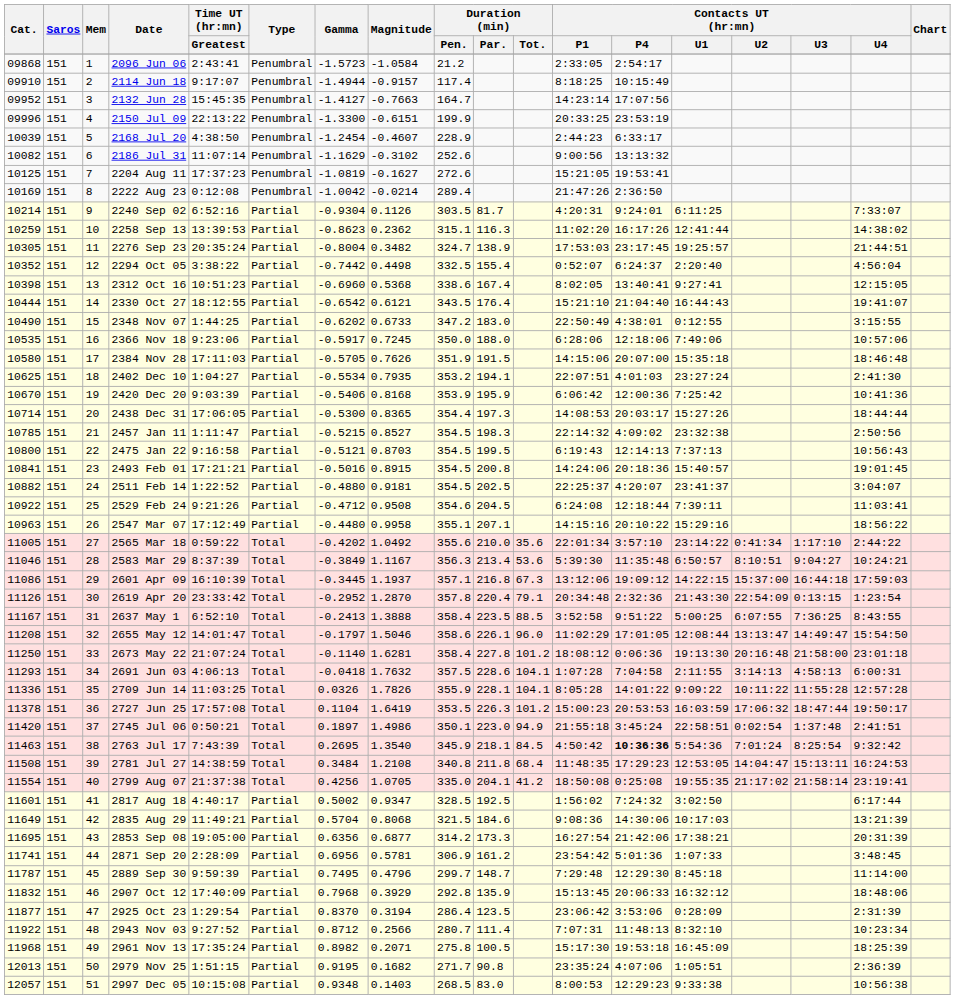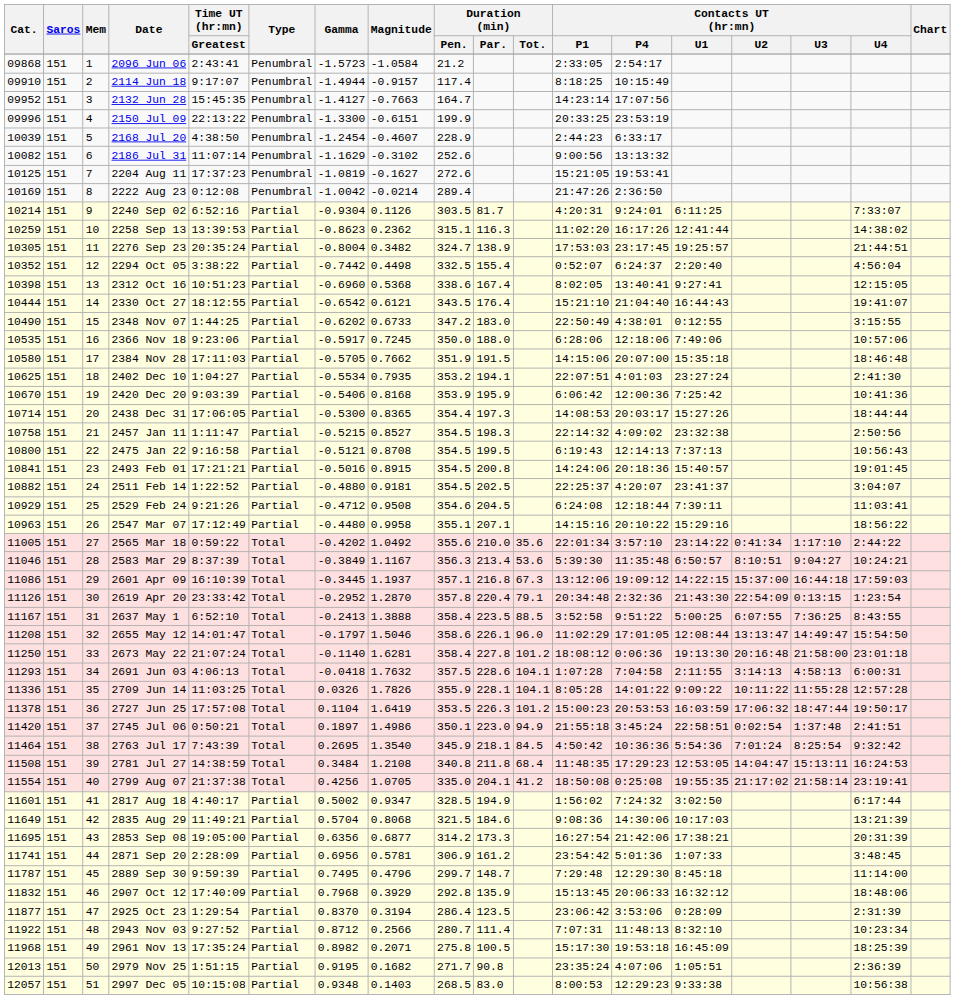(391, 358) 0.7626 -> (391, 358) 0.7662
(24, 432) 10785 -> (24, 432) 10758
(391, 451) 0.8703 -> (391, 451) 0.8708
(24, 506) 10922 -> (24, 506) 10929
(24, 746) 11463 -> (24, 746) 11464
(642, 746) bold -> (642, 746) normal
(493, 801) 192.5 -> (493, 801) 194.9
